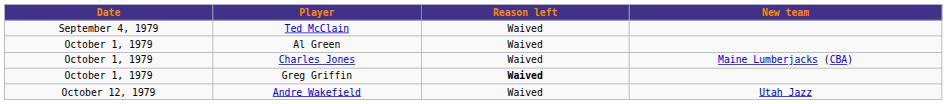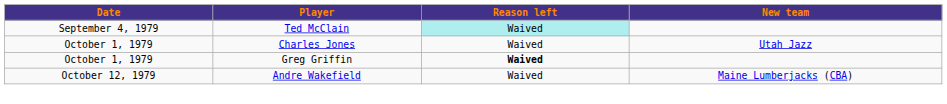(525, 28) no background -> (525, 28) paleturquoise background
- row: (317, 44)
(786, 60) Maine Lumberjacks (CBA) -> (786, 44) Utah Jazz
(786, 92) Utah Jazz -> (786, 76) Maine Lumberjacks (CBA)
